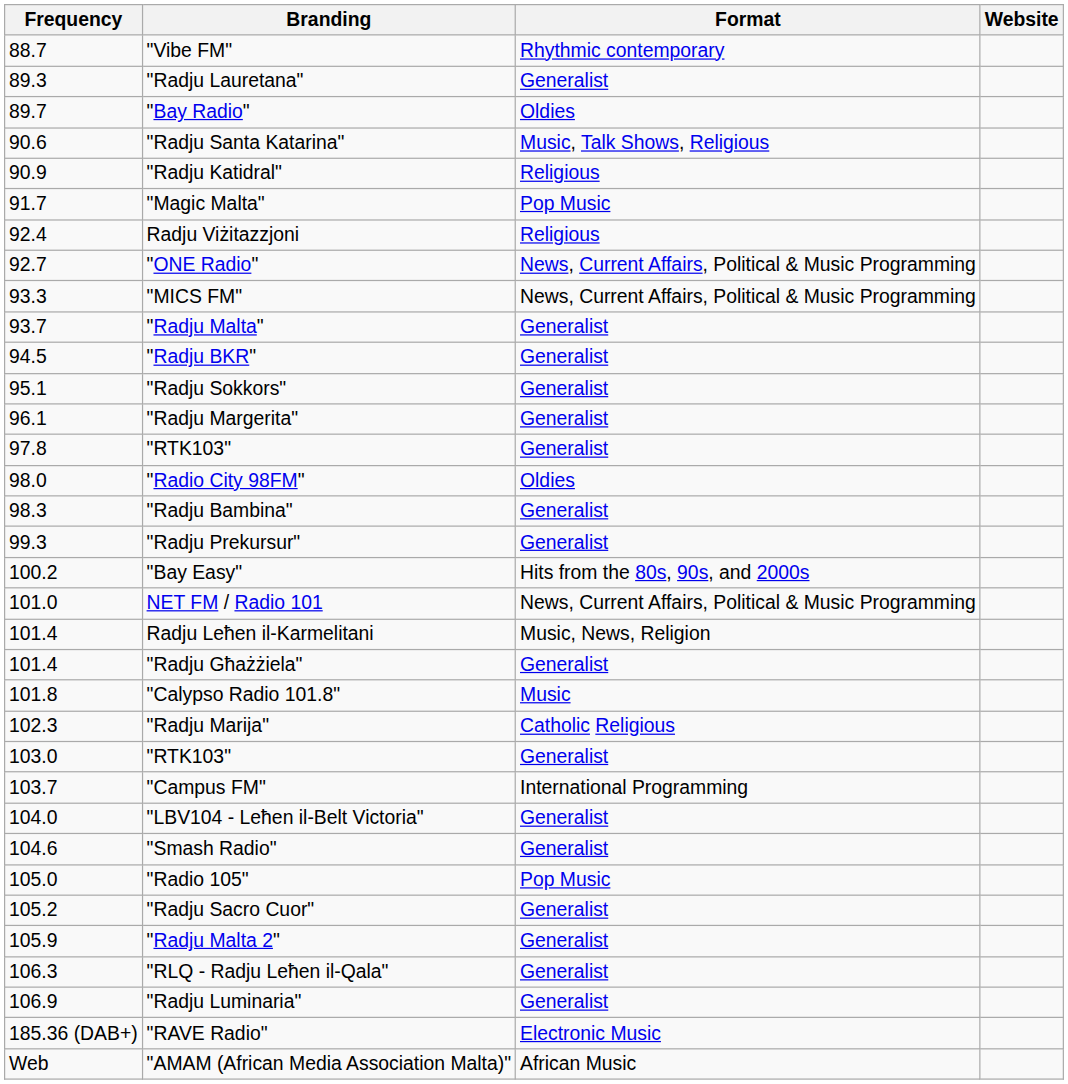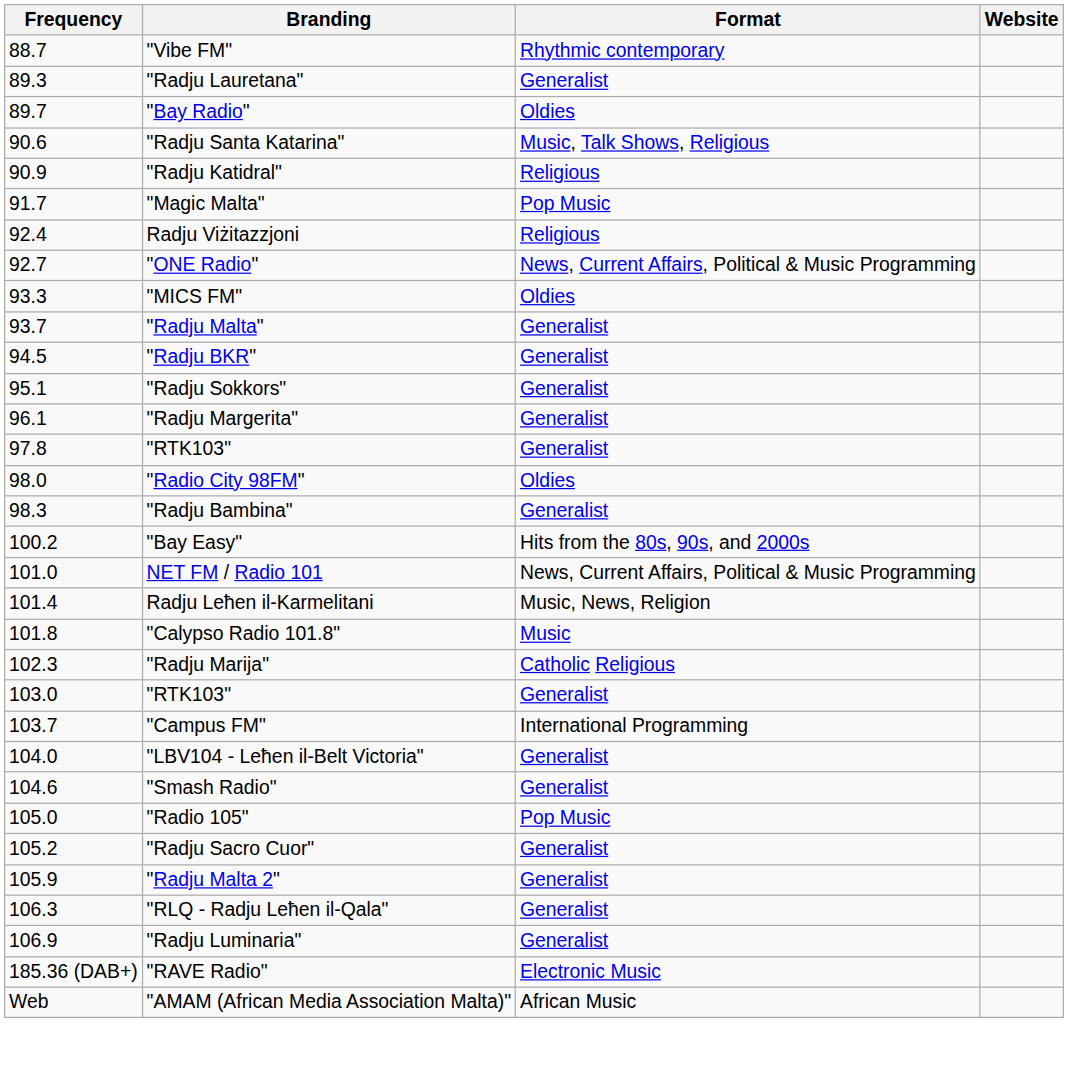(748, 296) News, Current Affairs, Political & Music Programming -> (547, 296) Oldies
- row: (28, 541)
- row: (33, 664)
